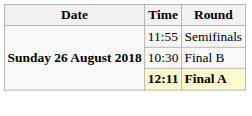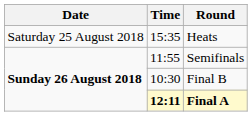+ row: (202, 36)
